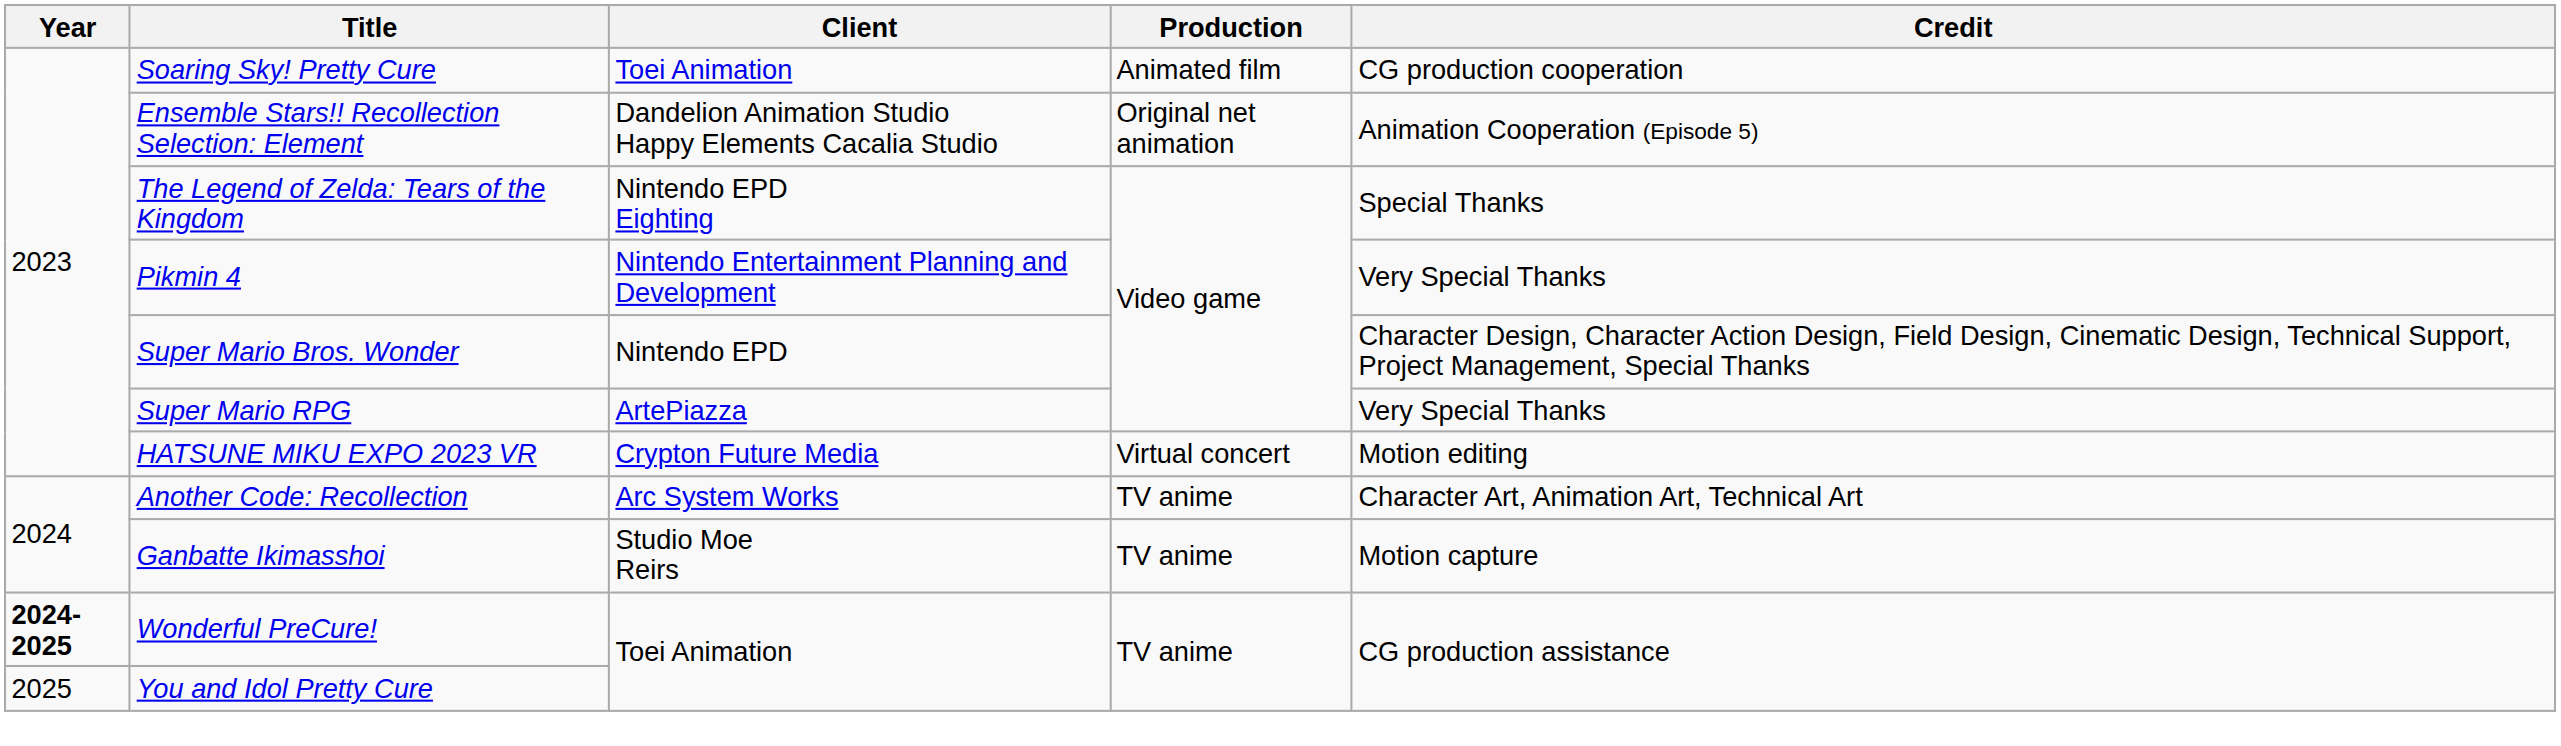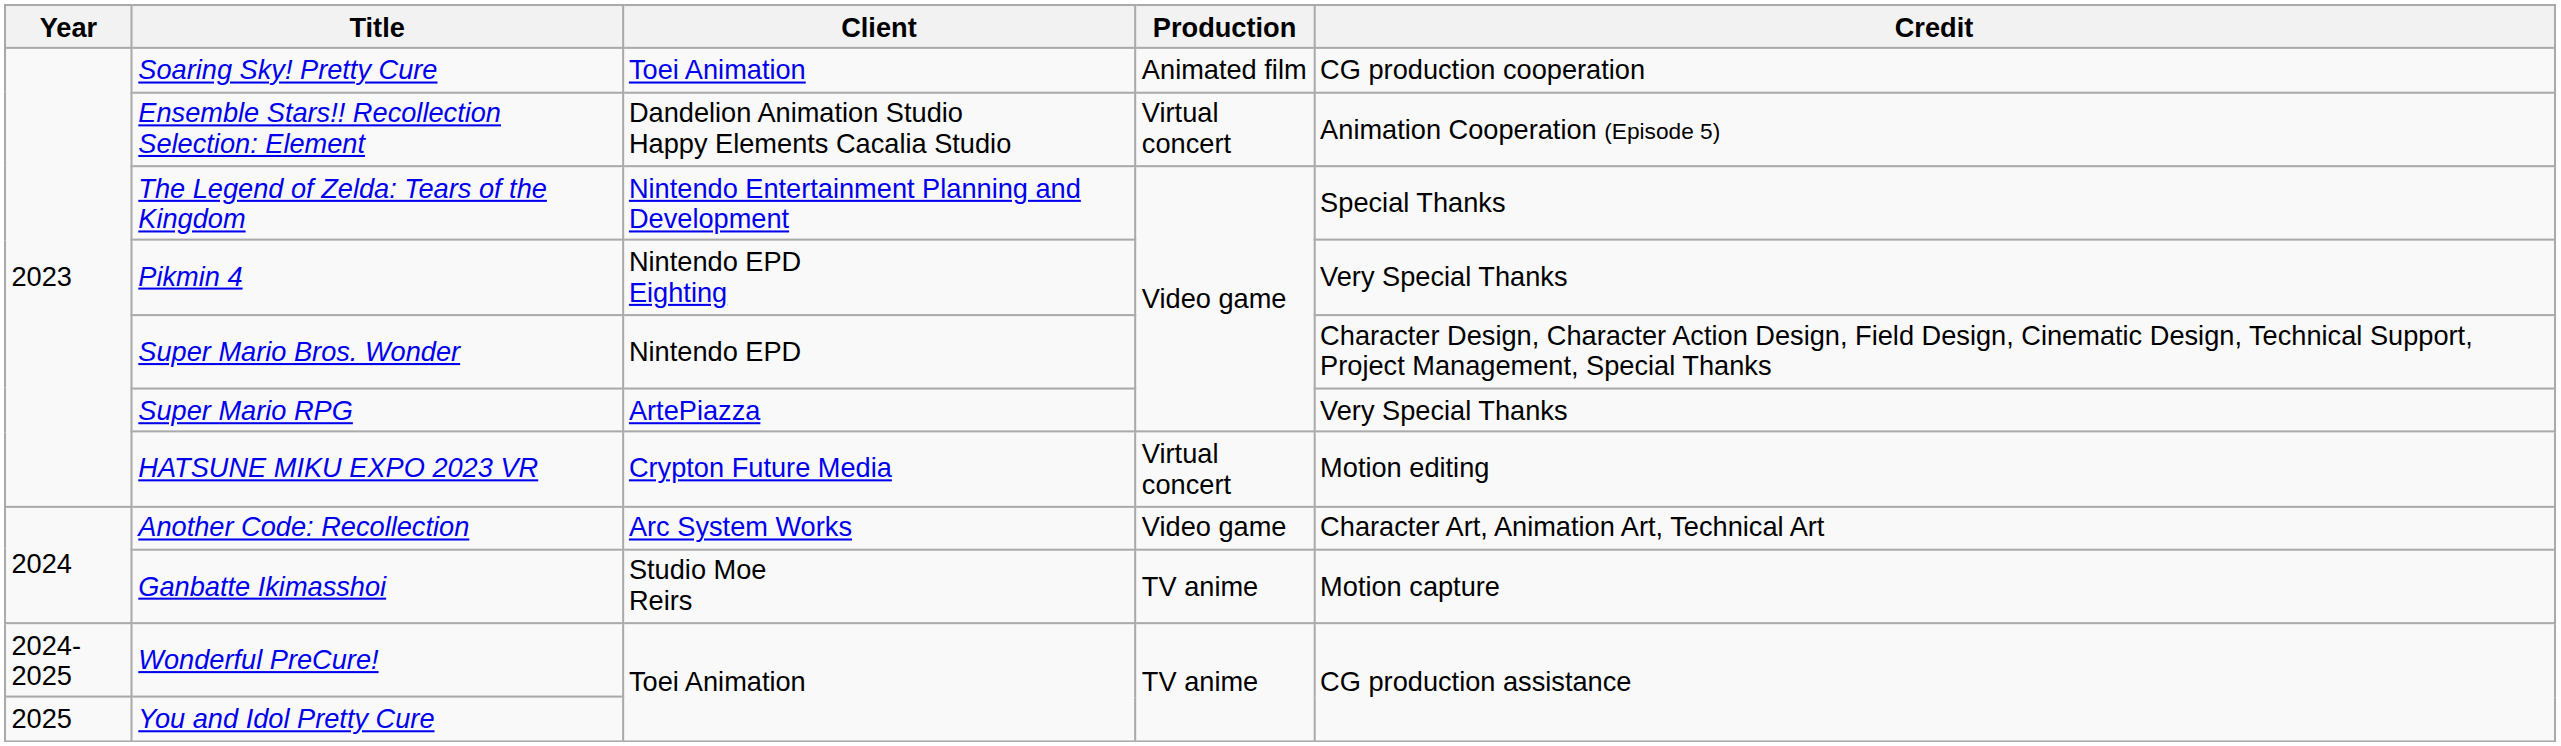(1186, 129) Original net animation -> (1186, 129) Virtual concert
(702, 203) Nintendo EPD Eighting -> (855, 203) Nintendo Entertainment Planning and Development
(841, 277) Nintendo Entertainment Planning and Development -> (715, 277) Nintendo EPD Eighting
(1175, 497) TV anime -> (1214, 528) Video game
(46, 630) bold -> (46, 661) normal
